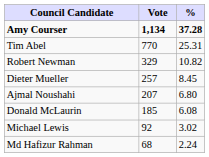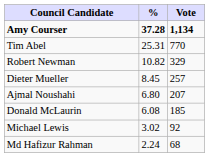columns swapped: (158, 12) <-> (191, 12)
